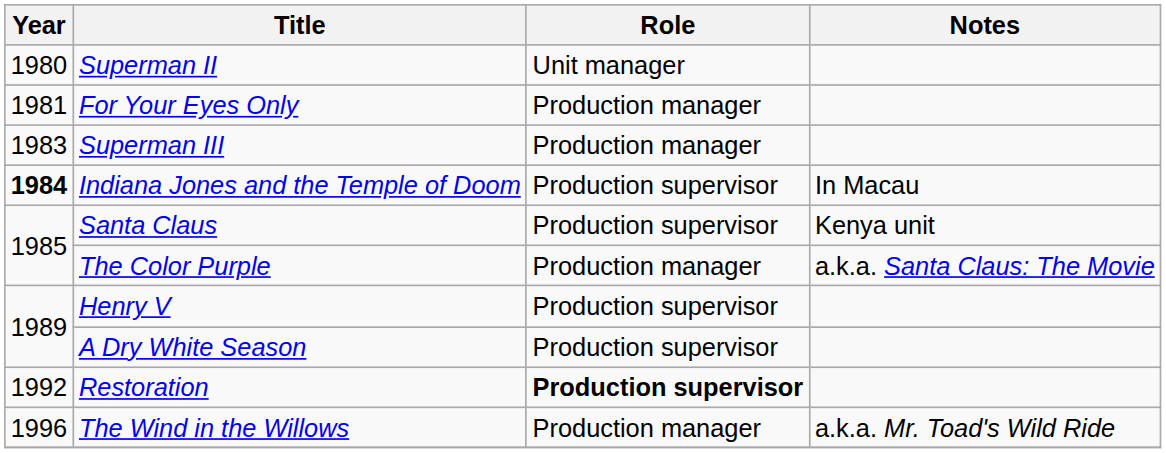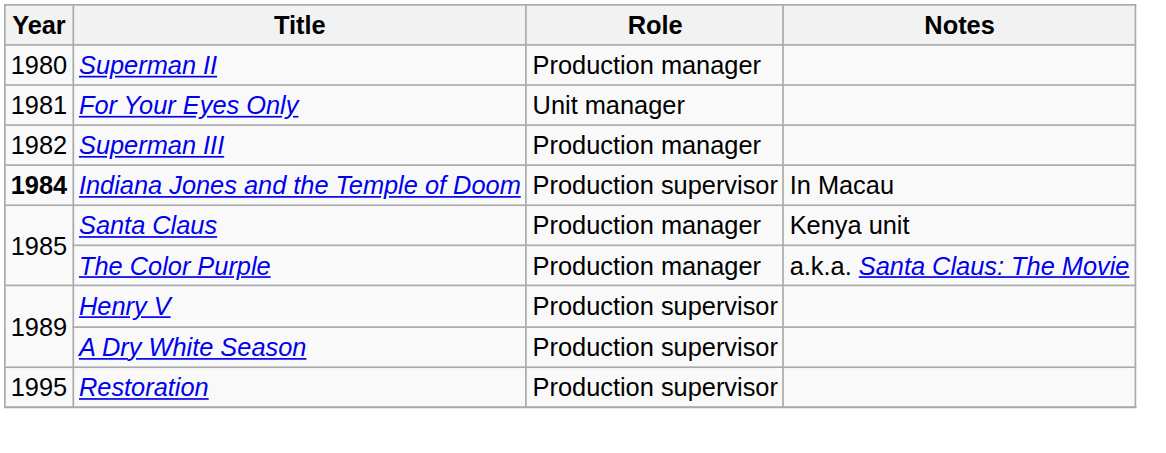(609, 65) Unit manager -> (647, 65) Production manager
(647, 105) Production manager -> (609, 105) Unit manager
(39, 146) 1983 -> (39, 146) 1982
(655, 226) Production supervisor -> (647, 226) Production manager
(39, 387) 1992 -> (39, 387) 1995
(668, 387) bold -> (655, 387) normal
- row: (214, 427)
